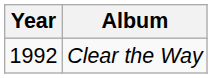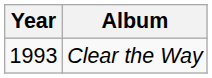(33, 55) 1992 -> (33, 55) 1993
